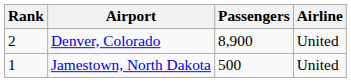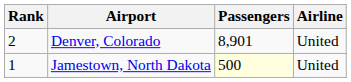(235, 41) 8,900 -> (235, 41) 8,901
(230, 65) no background -> (230, 65) lightyellow background
